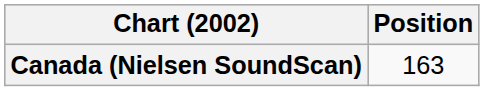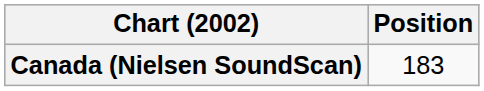(423, 64) 163 -> (423, 64) 183
